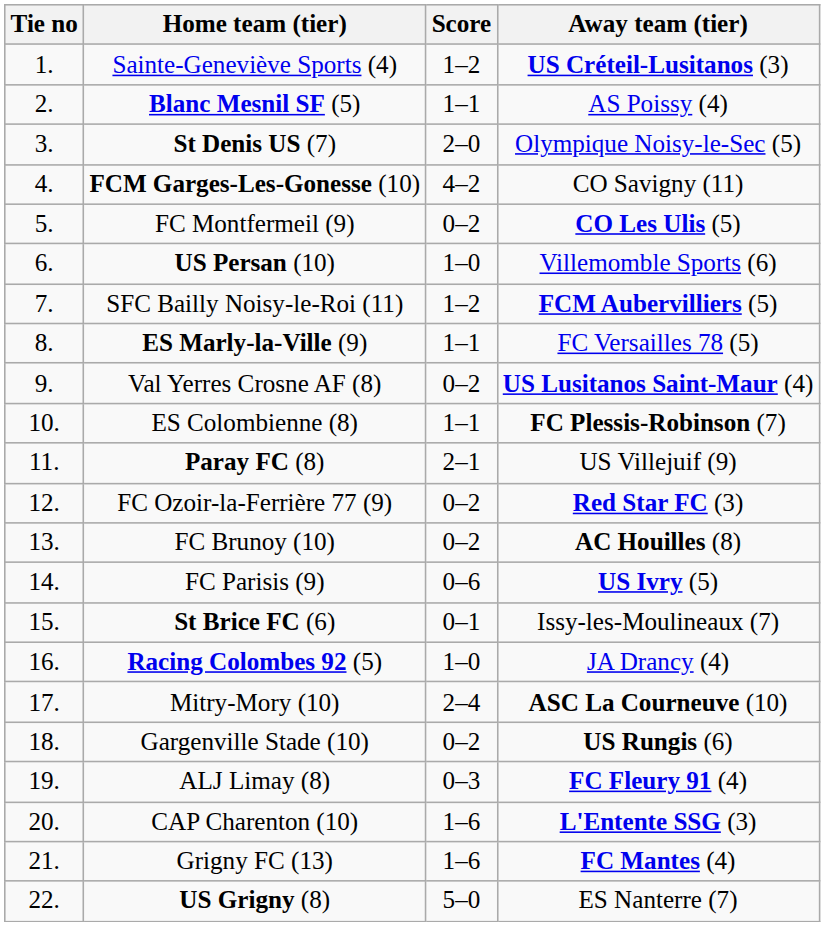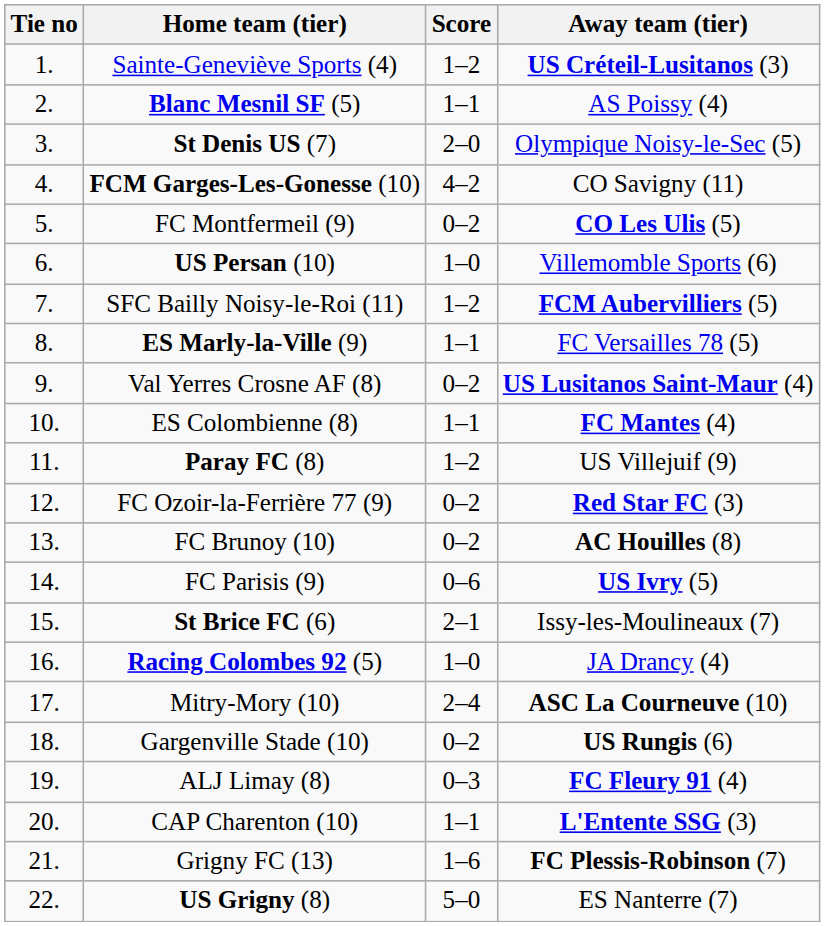(658, 422) FC Plessis-Robinson (7) -> (658, 422) FC Mantes (4)
(461, 462) 2–1 -> (461, 462) 1–2
(461, 622) 0–1 -> (461, 622) 2–1
(461, 821) 1–6 -> (461, 821) 1–1
(658, 861) FC Mantes (4) -> (658, 861) FC Plessis-Robinson (7)
